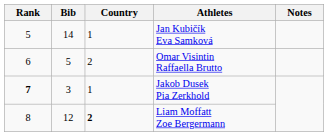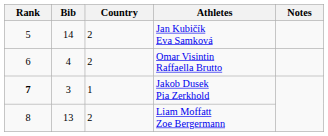(90, 34) 1 -> (90, 34) 2
(68, 62) 5 -> (68, 62) 4
(68, 117) 12 -> (68, 117) 13
(90, 117) bold -> (90, 117) normal
